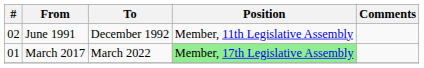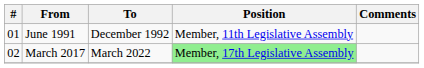(13, 33) 02 -> (13, 33) 01
(13, 53) 01 -> (13, 53) 02
